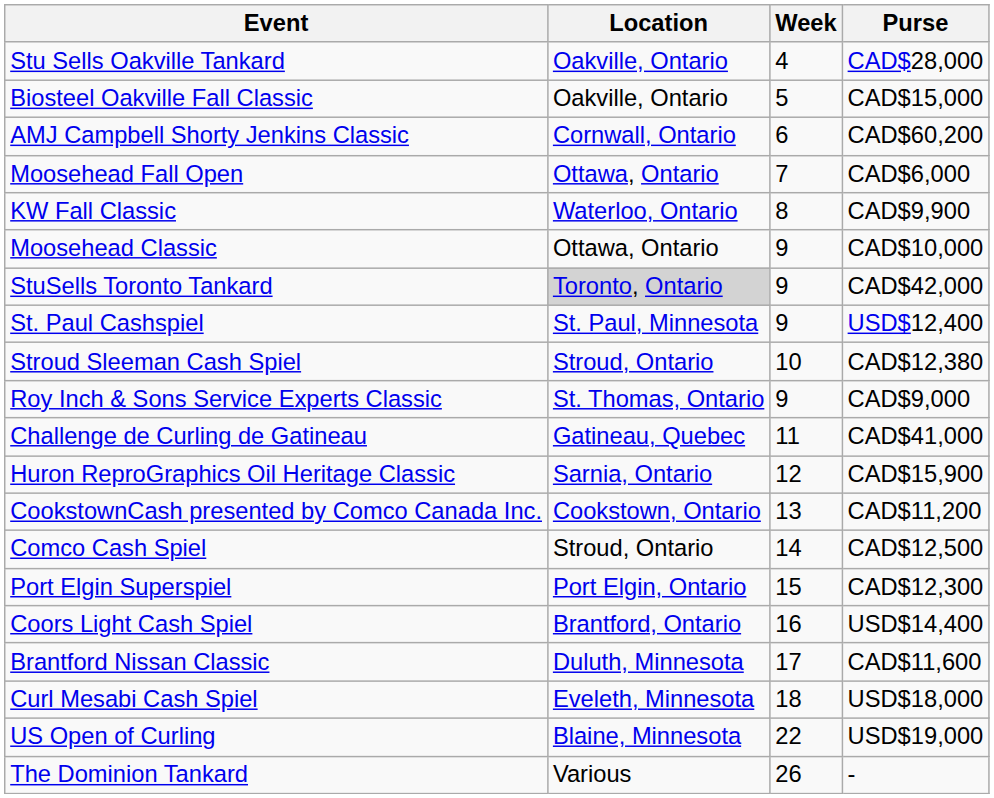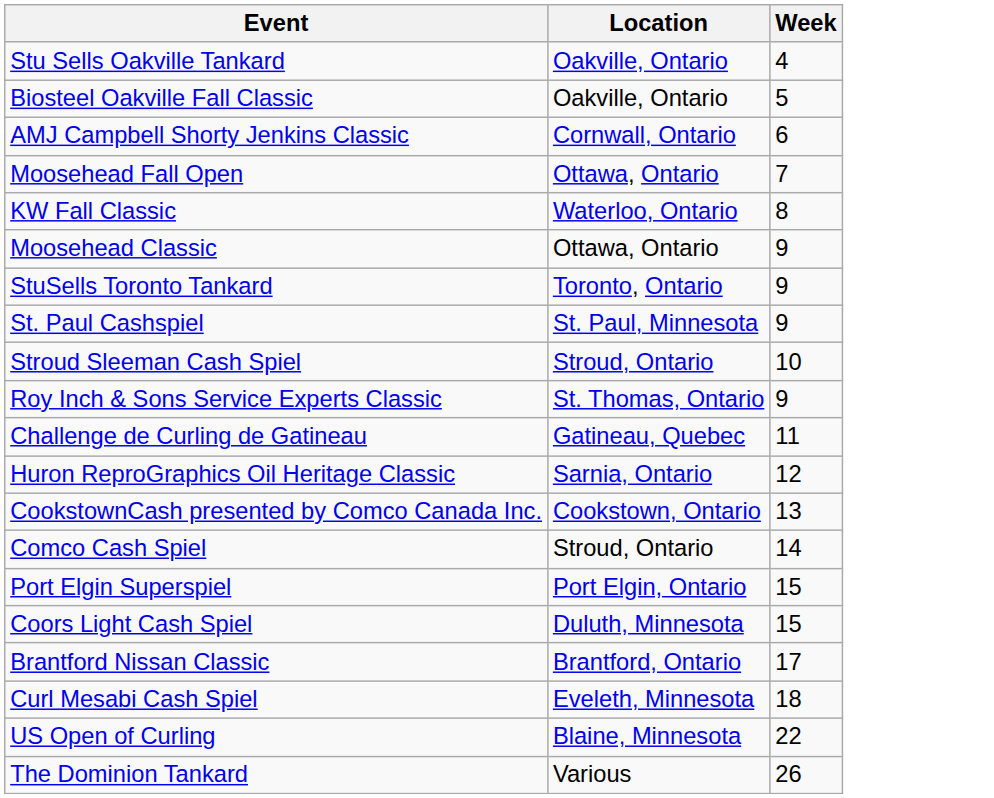- column: (915, 23)
(638, 286) lightgrey background -> (638, 286) no background
(647, 624) Brantford, Ontario -> (648, 624) Duluth, Minnesota
(788, 624) 16 -> (788, 624) 15
(648, 661) Duluth, Minnesota -> (647, 661) Brantford, Ontario
